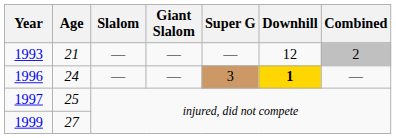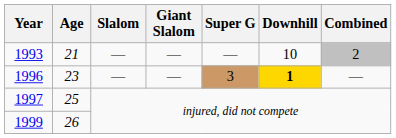(290, 54) 12 -> (290, 54) 10
(72, 76) 24 -> (72, 76) 23
(72, 122) 27 -> (72, 122) 26
